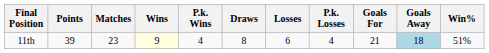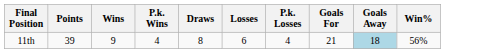- column: (113, 18)
(157, 40) lightyellow background -> (113, 40) no background
(462, 40) 51% -> (418, 40) 56%
